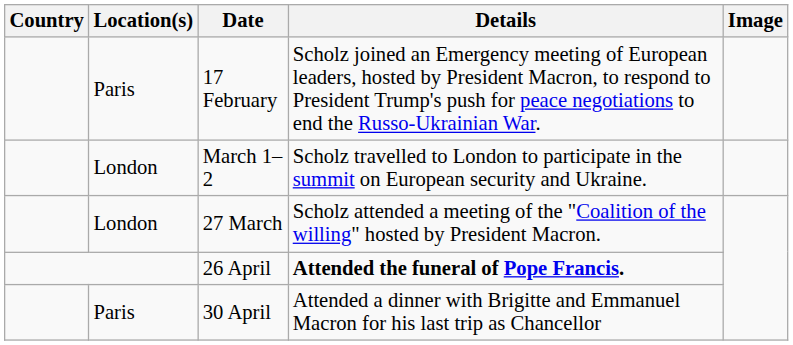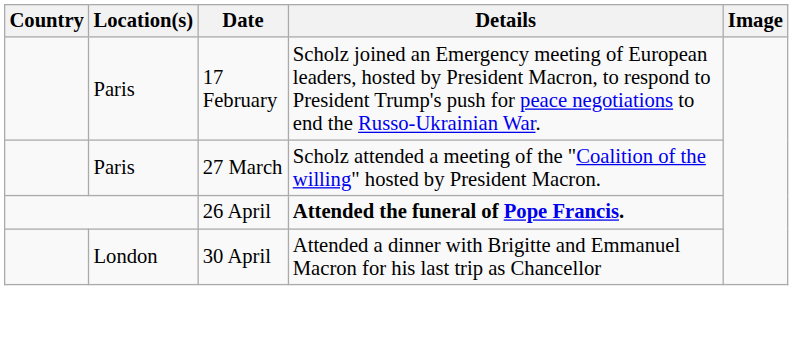- row: (243, 167)
(126, 223) London -> (114, 167) Paris
(114, 312) Paris -> (126, 256) London
